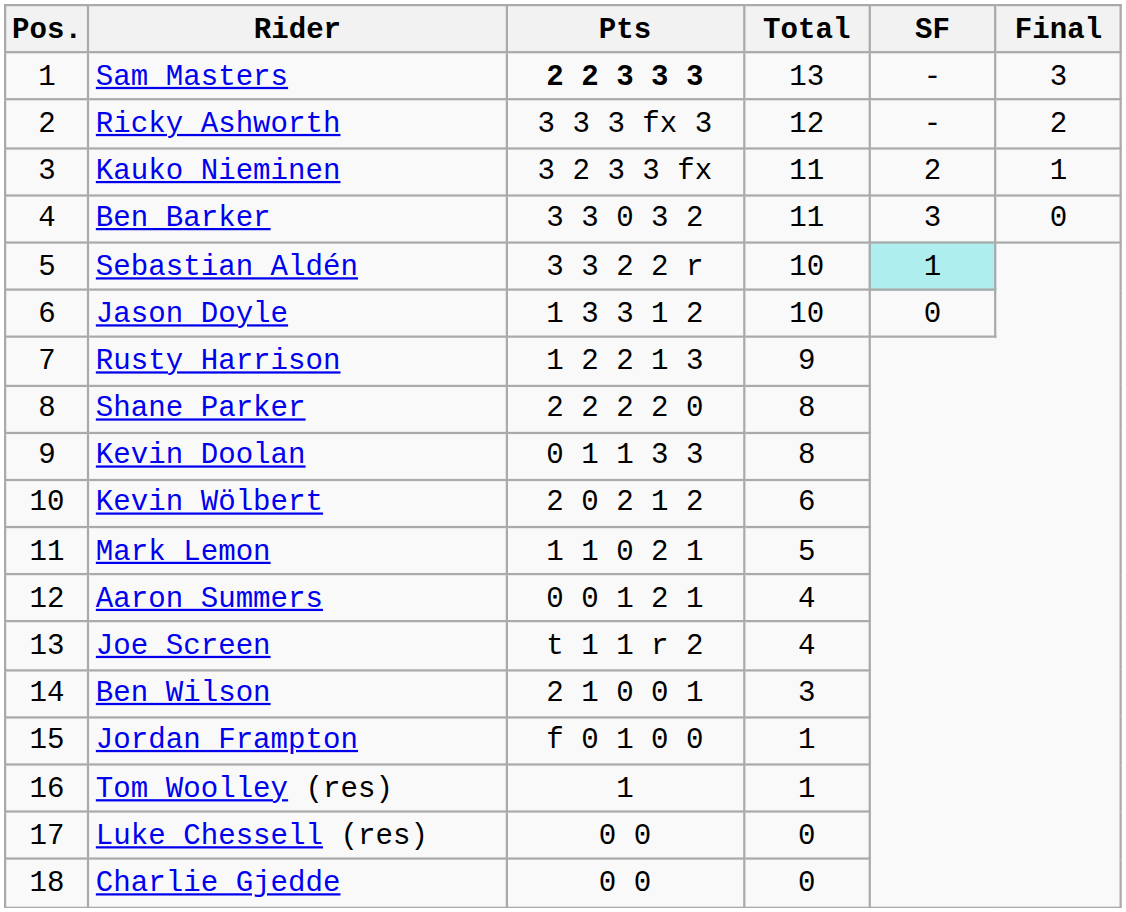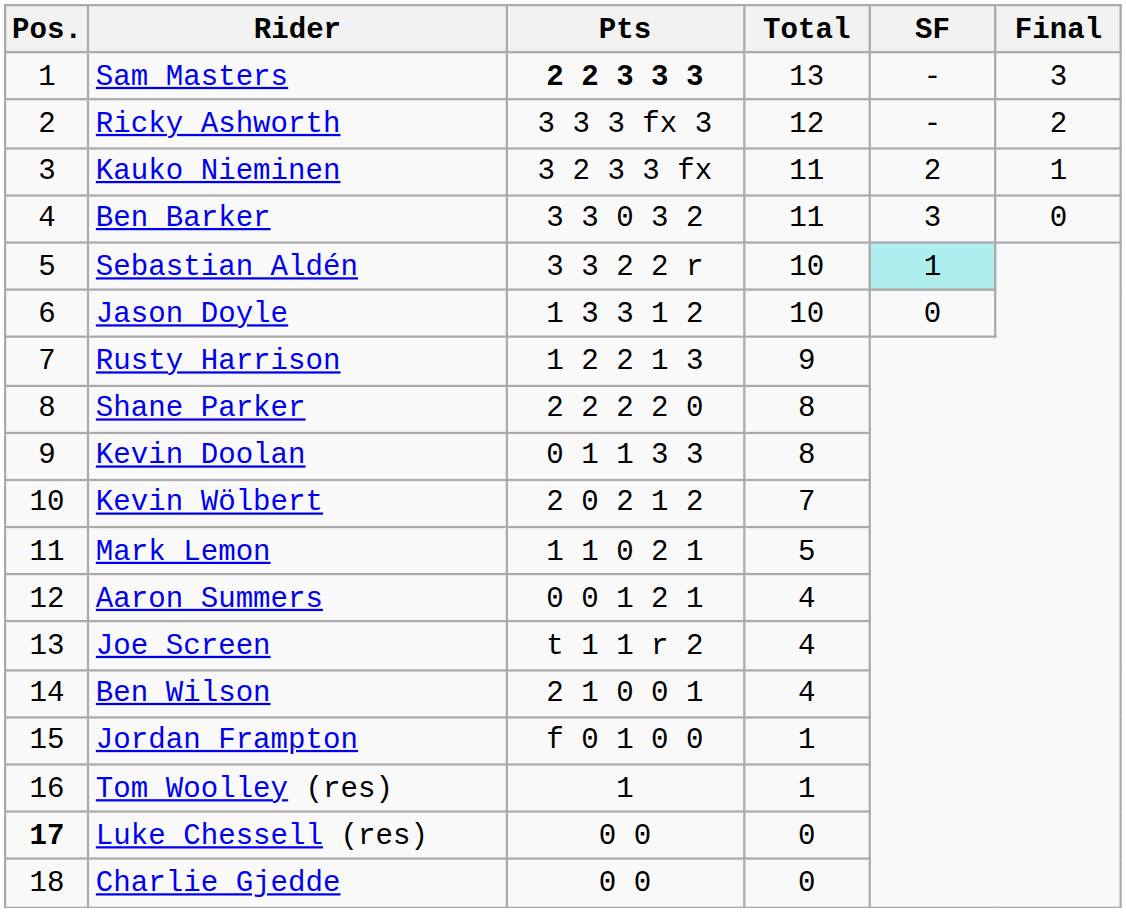(807, 503) 6 -> (807, 503) 7
(807, 693) 3 -> (807, 693) 4
(47, 836) normal -> (47, 836) bold
